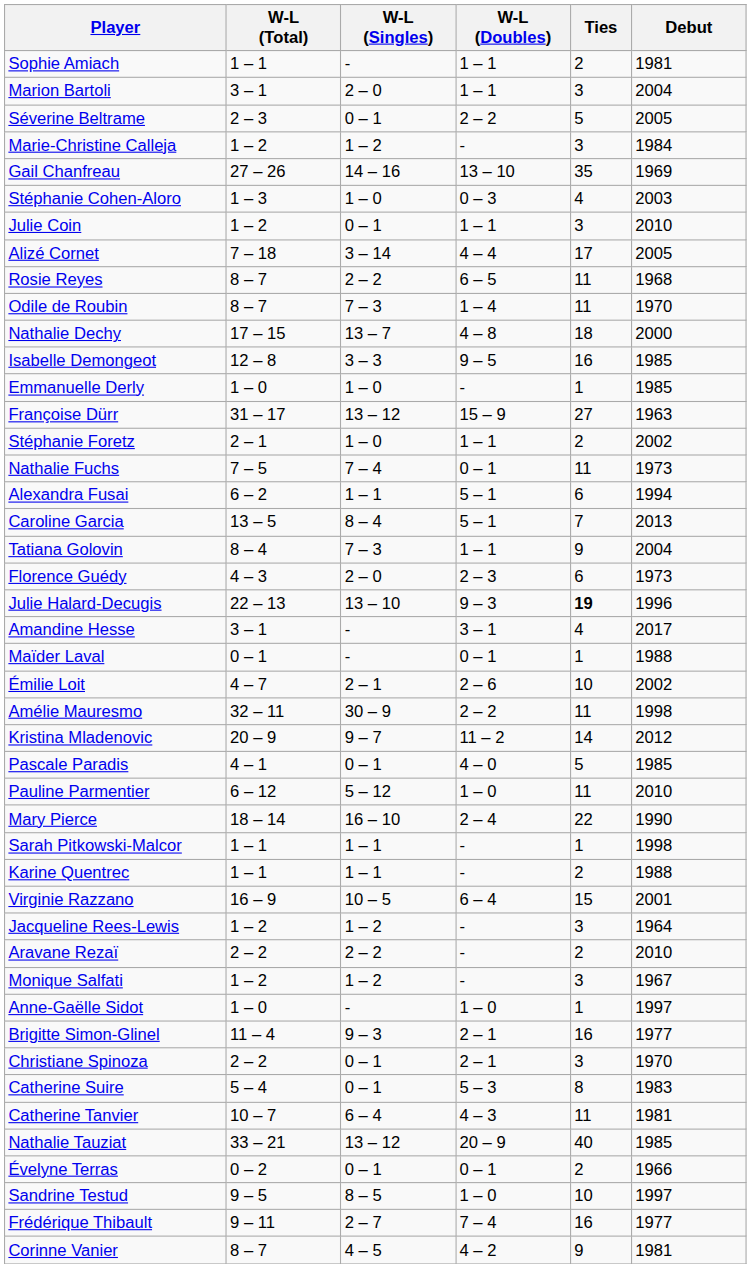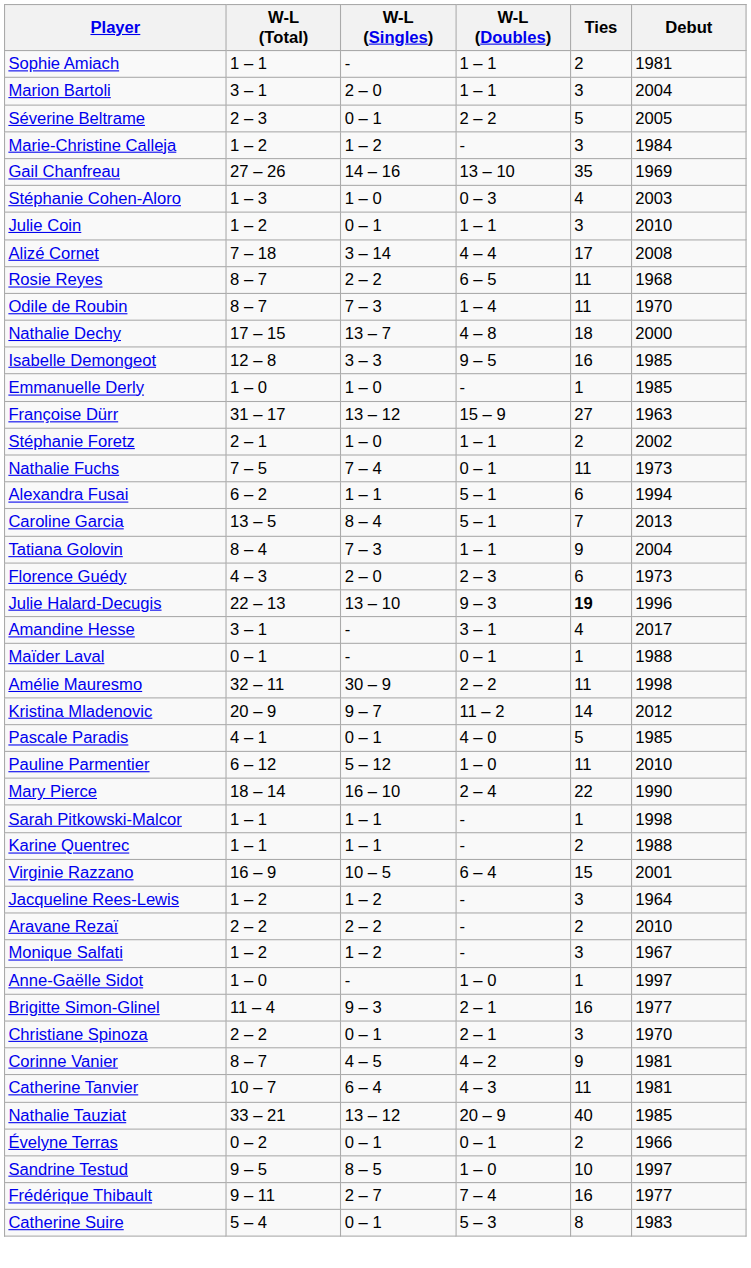(654, 252) 2005 -> (654, 252) 2008
- row: (47, 683)
rows swapped: (66, 1087) <-> (63, 1249)
